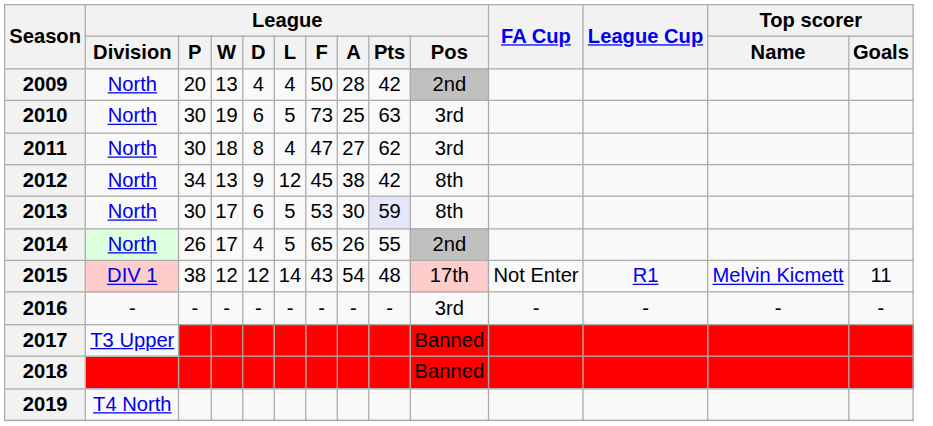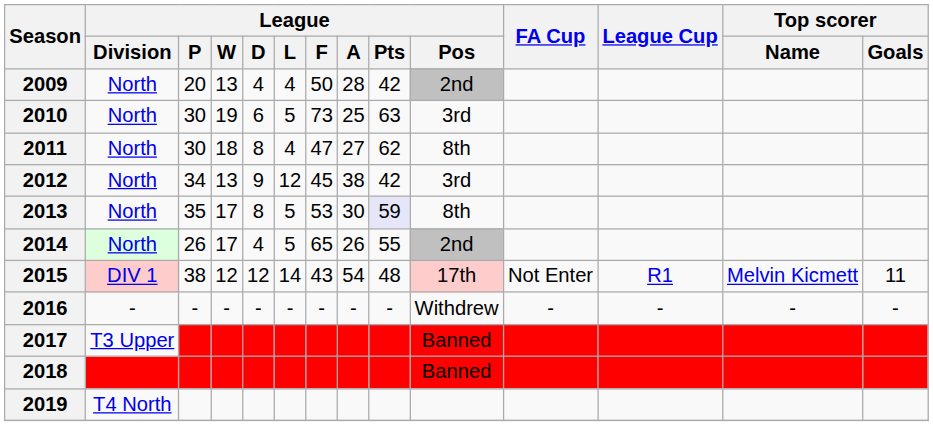(449, 148) 3rd -> (457, 148) 8th
(449, 180) 8th -> (457, 180) 3rd
(195, 212) 30 -> (195, 212) 35
(258, 212) 6 -> (258, 212) 8
(449, 308) 3rd -> (457, 308) Withdrew
